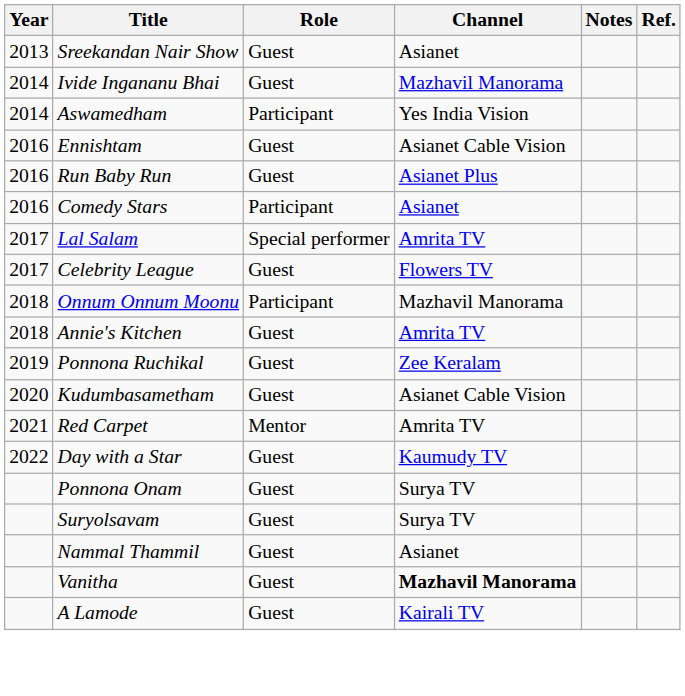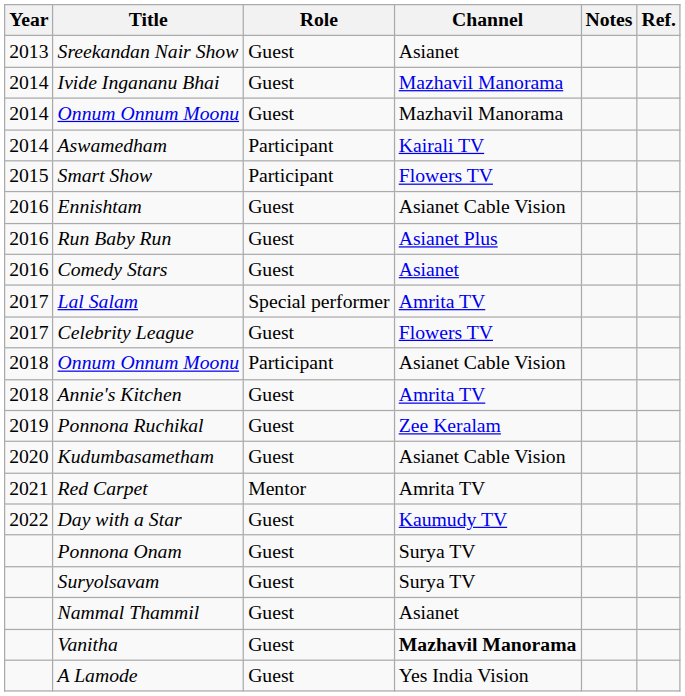+ row: (29, 113)
(464, 113) Yes India Vision -> (441, 144) Kairali TV
+ row: (29, 176)
(291, 207) Participant -> (271, 269) Guest
(481, 301) Mazhavil Manorama -> (482, 363) Asianet Cable Vision
(441, 613) Kairali TV -> (464, 675) Yes India Vision
